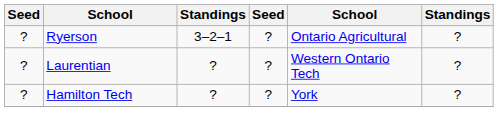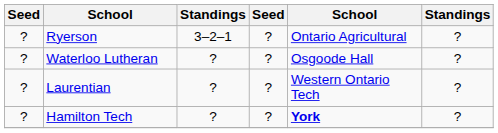+ row: (102, 58)
(304, 95) normal -> (306, 116) bold
